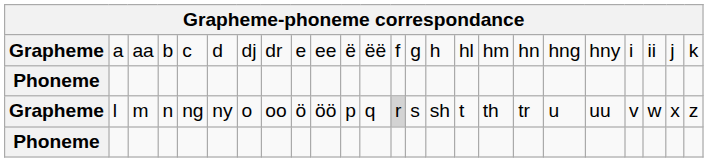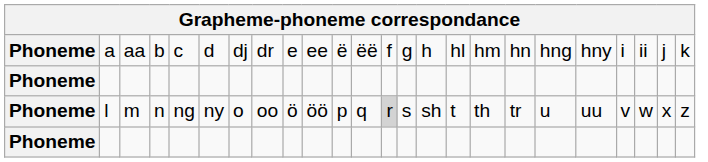(57, 50) Grapheme -> (52, 50) Phoneme
(57, 111) Grapheme -> (52, 111) Phoneme
